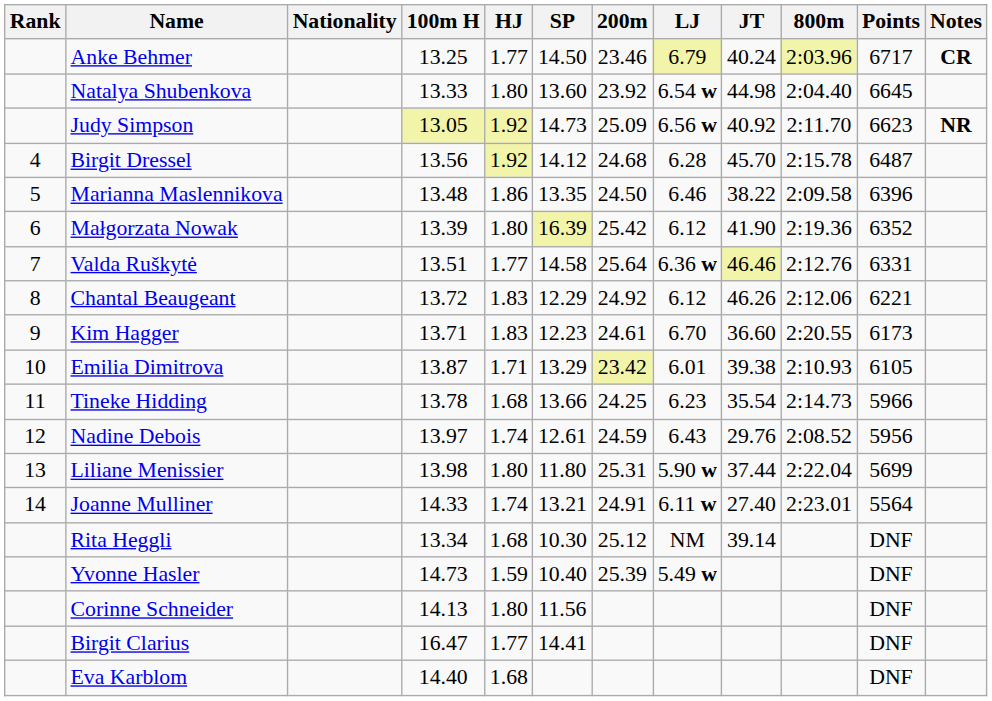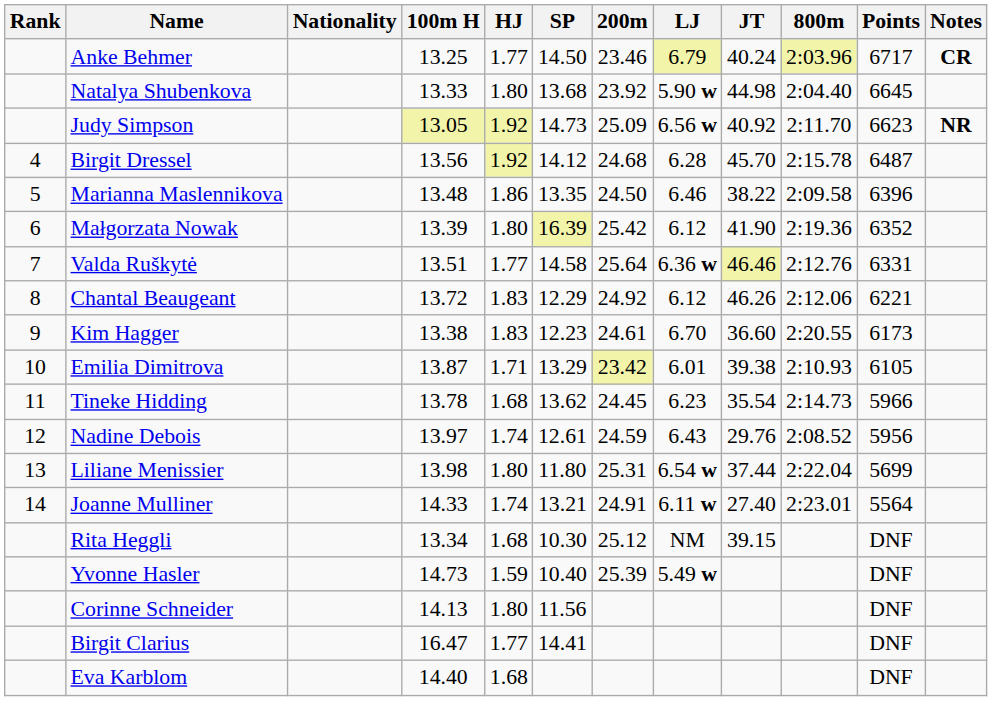(562, 90) 13.60 -> (562, 90) 13.68
(687, 90) 6.54 w -> (687, 90) 5.90 w
(443, 332) 13.71 -> (443, 332) 13.38
(562, 401) 13.66 -> (562, 401) 13.62
(622, 401) 24.25 -> (622, 401) 24.45
(687, 470) 5.90 w -> (687, 470) 6.54 w
(751, 539) 39.14 -> (751, 539) 39.15
